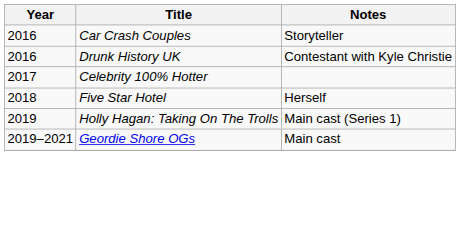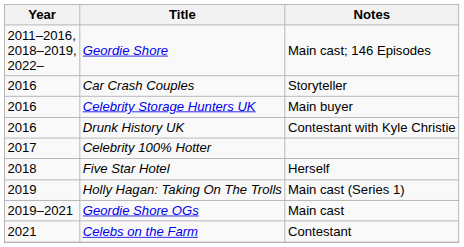+ row: (125, 50)
+ row: (169, 106)
+ row: (140, 231)
